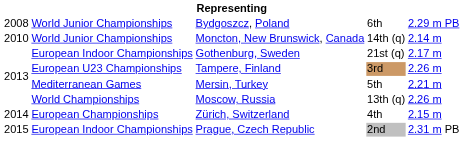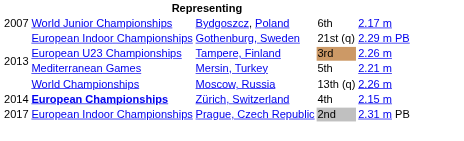(16, 23) 2008 -> (16, 23) 2007
(434, 23) 2.29 m PB -> (375, 23) 2.17 m
- row: (280, 38)
(425, 53) 2.17 m -> (384, 38) 2.29 m PB
(95, 114) normal -> (100, 99) bold
(16, 129) 2015 -> (16, 114) 2017
